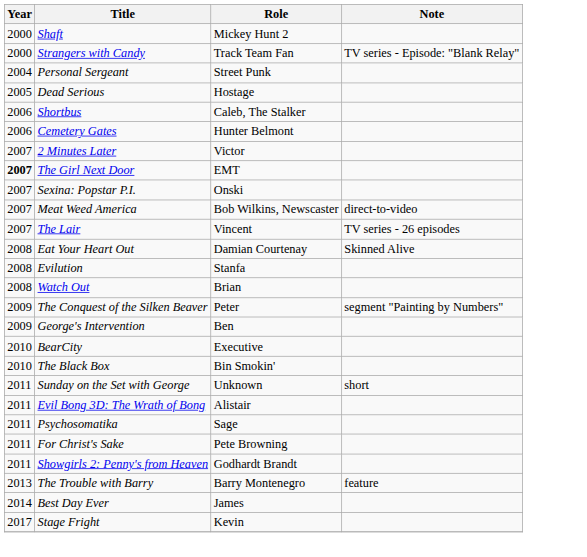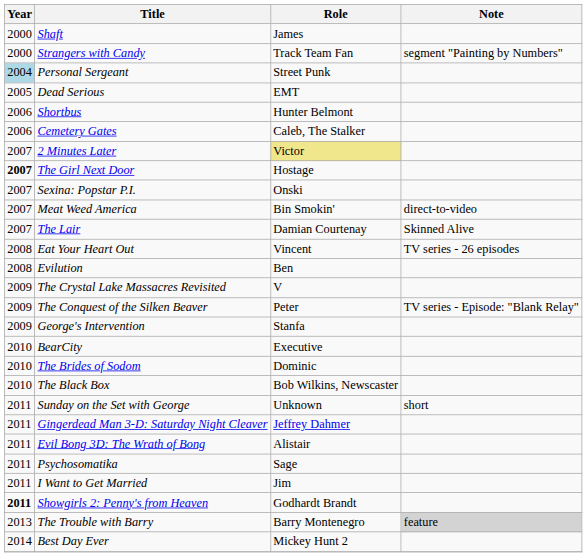(251, 33) Mickey Hunt 2 -> (288, 33) James
(432, 53) TV series - Episode: "Blank Relay" -> (483, 53) segment "Painting by Numbers"
(20, 72) no background -> (20, 72) lightblue background
(234, 92) Hostage -> (286, 92) EMT
(260, 111) Caleb, The Stalker -> (313, 111) Hunter Belmont
(254, 131) Hunter Belmont -> (319, 131) Caleb, The Stalker
(229, 151) no background -> (289, 151) khaki background
(227, 170) EMT -> (293, 170) Hostage
(276, 209) Bob Wilkins, Newscaster -> (304, 209) Bin Smokin'
(233, 229) Vincent -> (320, 229) Damian Courtenay
(402, 229) TV series - 26 episodes -> (439, 229) Skinned Alive
(260, 248) Damian Courtenay -> (292, 248) Vincent
(379, 248) Skinned Alive -> (462, 248) TV series - 26 episodes
(229, 268) Stanfa -> (283, 268) Ben
- row: (63, 287)
+ row: (132, 287)
(424, 307) segment "Painting by Numbers" -> (491, 307) TV series - Episode: "Blank Relay"
(224, 326) Ben -> (289, 326) Stanfa
+ row: (89, 365)
(244, 365) Bin Smokin' -> (336, 385) Bob Wilkins, Newscaster
+ row: (153, 424)
- row: (81, 444)
+ row: (92, 483)
(19, 463) normal -> (19, 502) bold
(361, 483) no background -> (421, 522) lightgrey background
(229, 502) James -> (311, 541) Mickey Hunt 2
- row: (69, 522)
